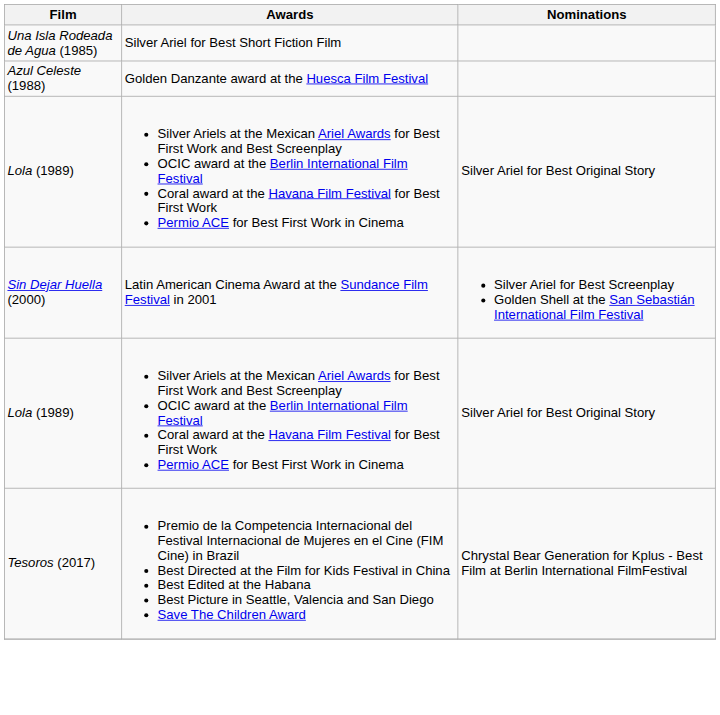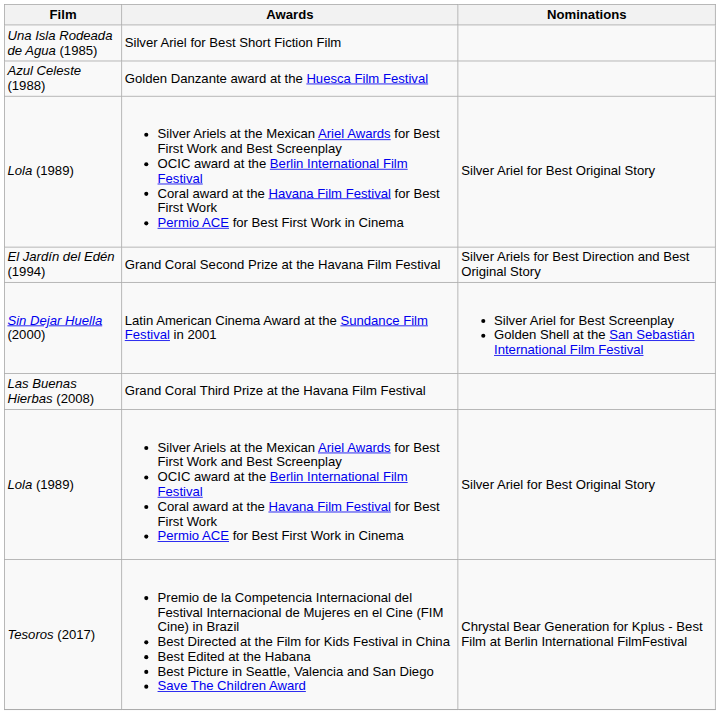+ row: (61, 264)
+ row: (51, 391)
